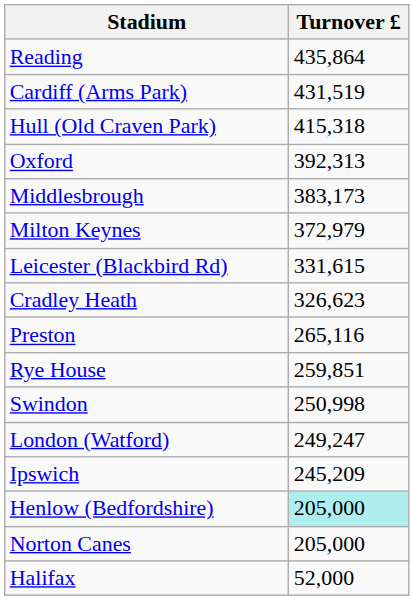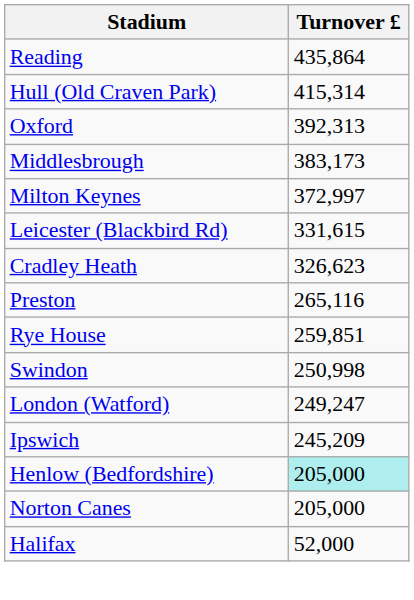- row: (98, 91)
(329, 126) 415,318 -> (329, 91) 415,314
(329, 230) 372,979 -> (329, 195) 372,997
